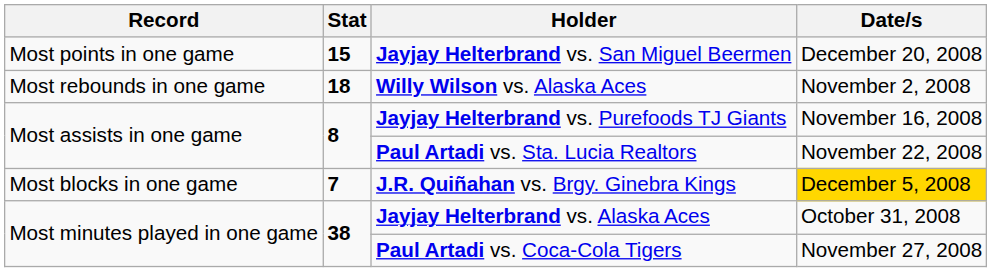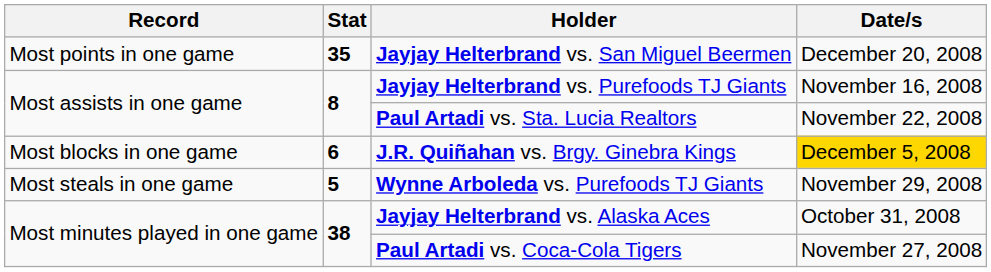(339, 53) 15 -> (339, 53) 35
- row: (511, 86)
(333, 184) 7 -> (333, 151) 6
+ row: (570, 184)
